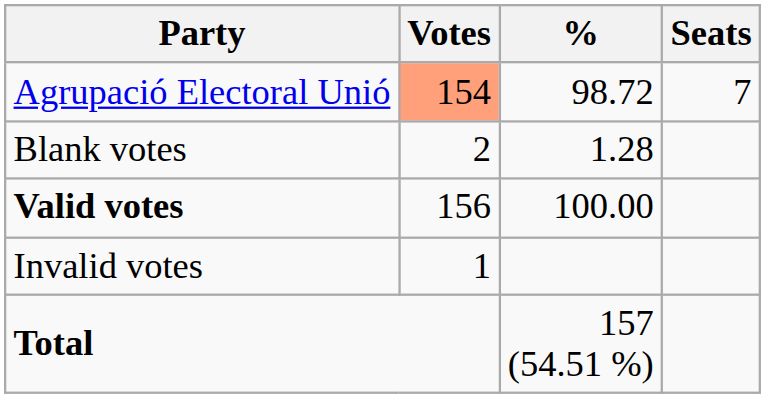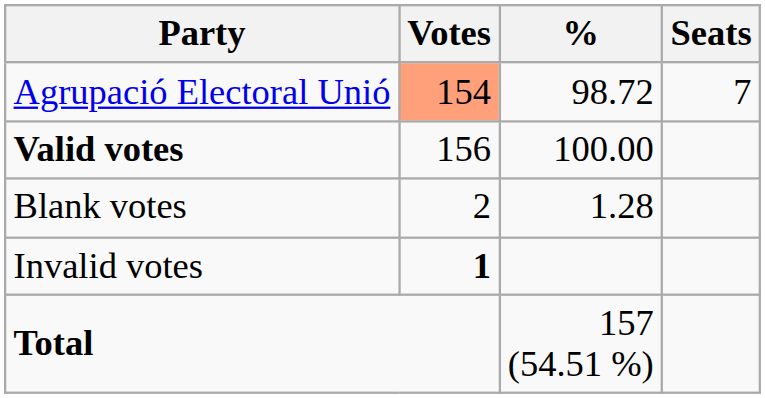rows swapped: (100, 149) <-> (99, 206)
(482, 264) normal -> (482, 264) bold
